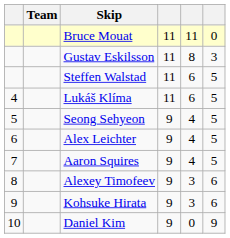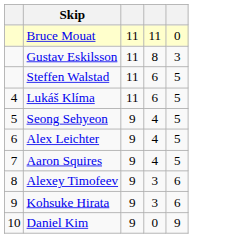- column: (42, 14)
